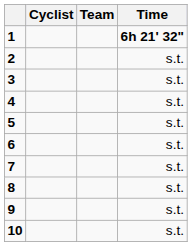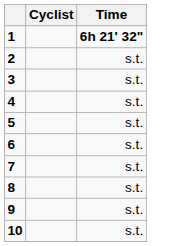- column: (97, 15)
